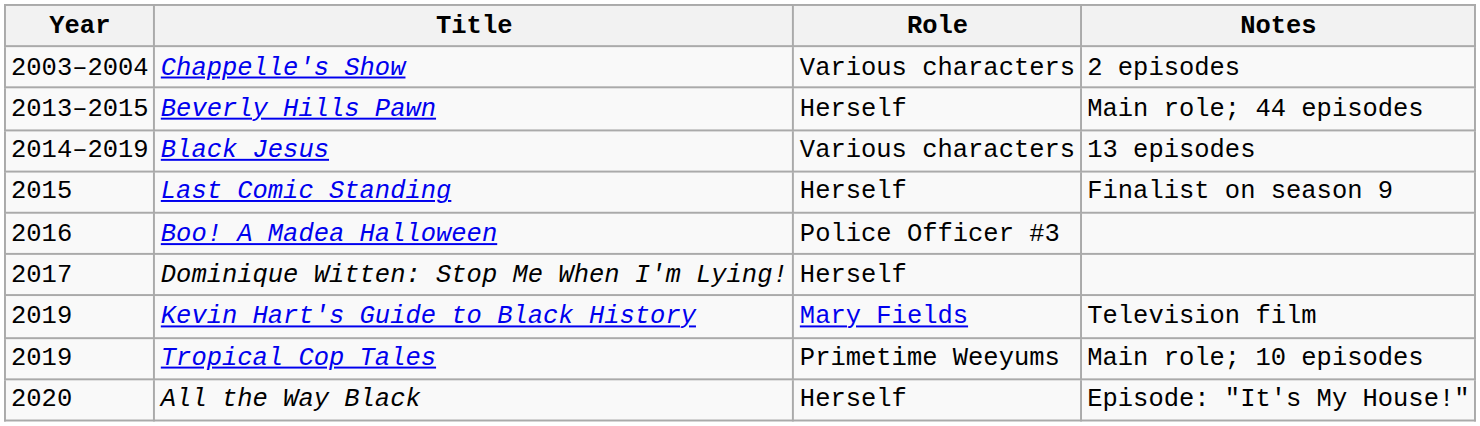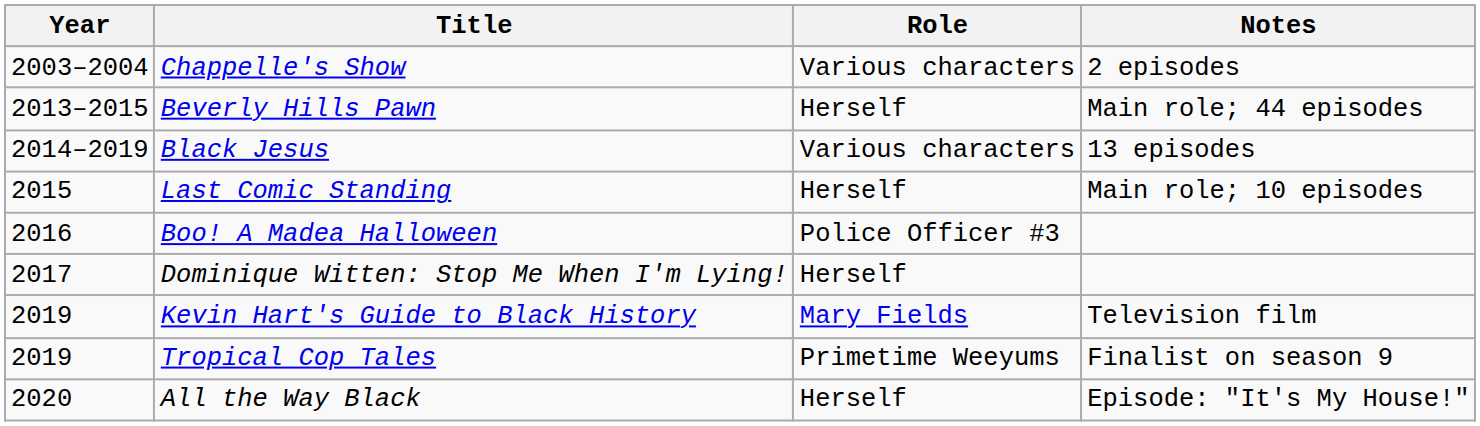(1240, 192) Finalist on season 9 -> (1255, 192) Main role; 10 episodes
(1255, 358) Main role; 10 episodes -> (1240, 358) Finalist on season 9
